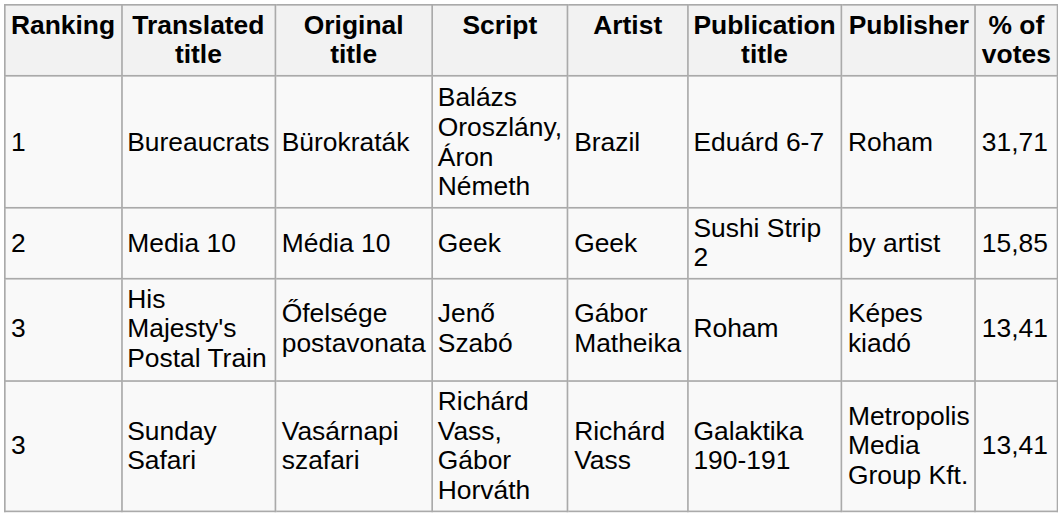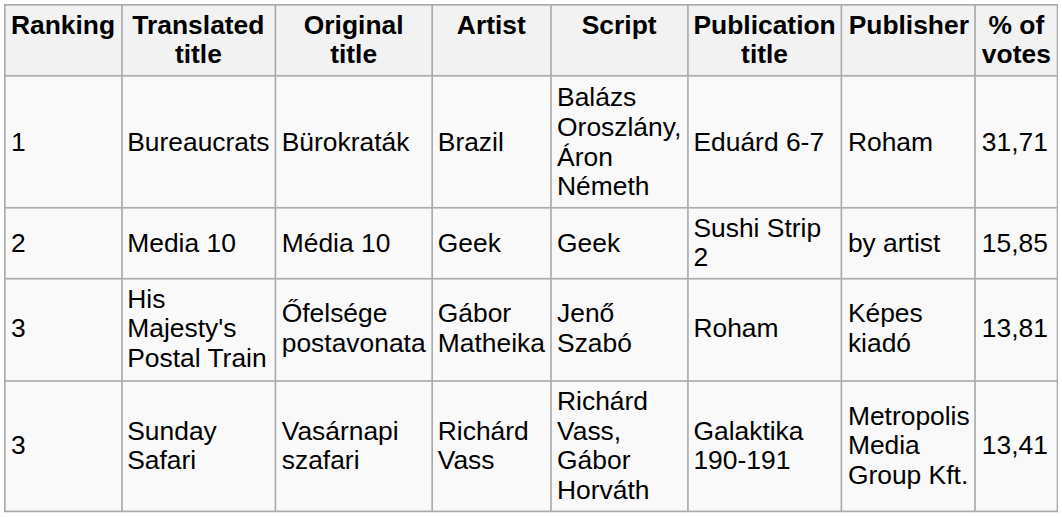columns swapped: (628, 25) <-> (500, 25)
(1015, 329) 13,41 -> (1015, 329) 13,81
